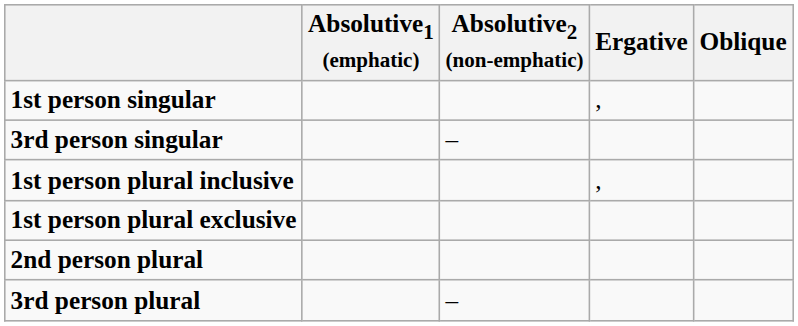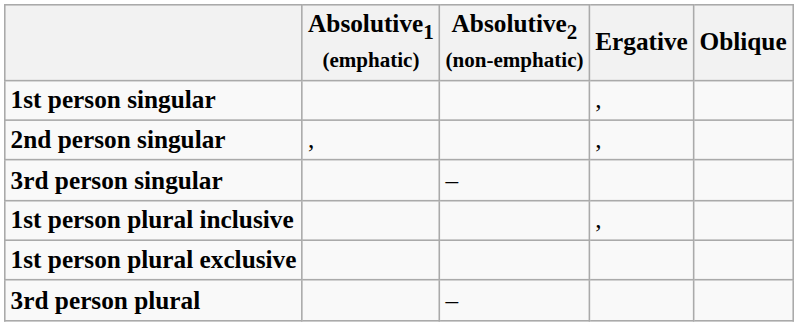+ row: (118, 139)
- row: (107, 260)
